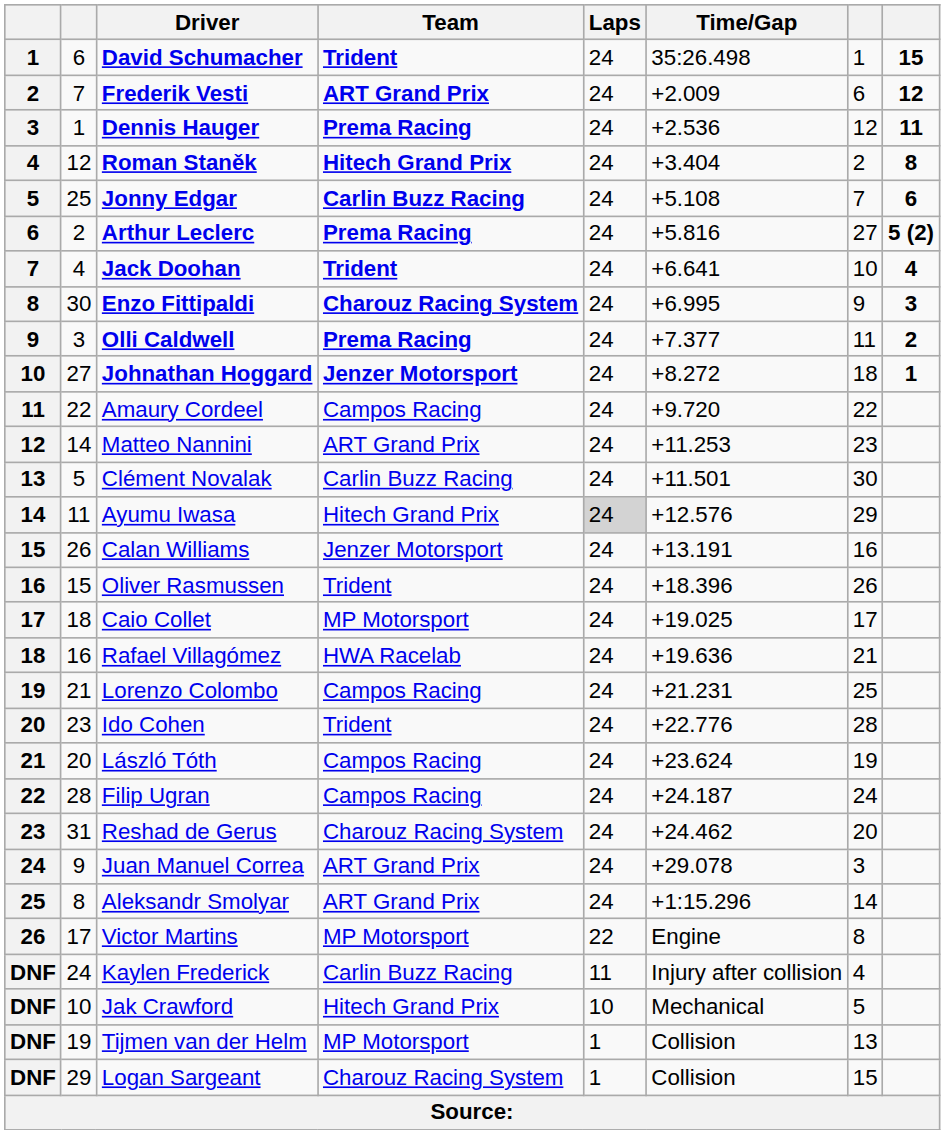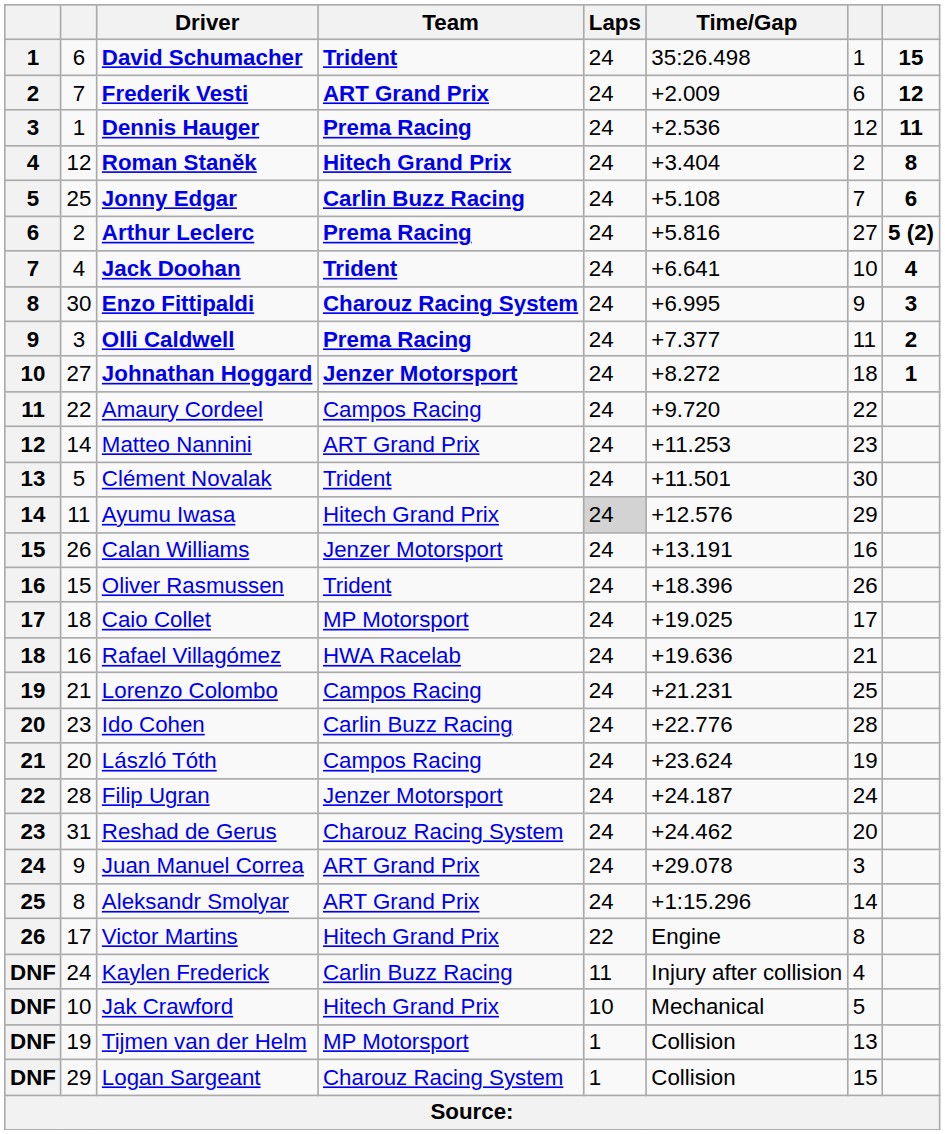(418, 479) Carlin Buzz Racing -> (357, 479) Trident
(357, 725) Trident -> (418, 725) Carlin Buzz Racing
(402, 795) Campos Racing -> (413, 795) Jenzer Motorsport
(396, 936) MP Motorsport -> (411, 936) Hitech Grand Prix
